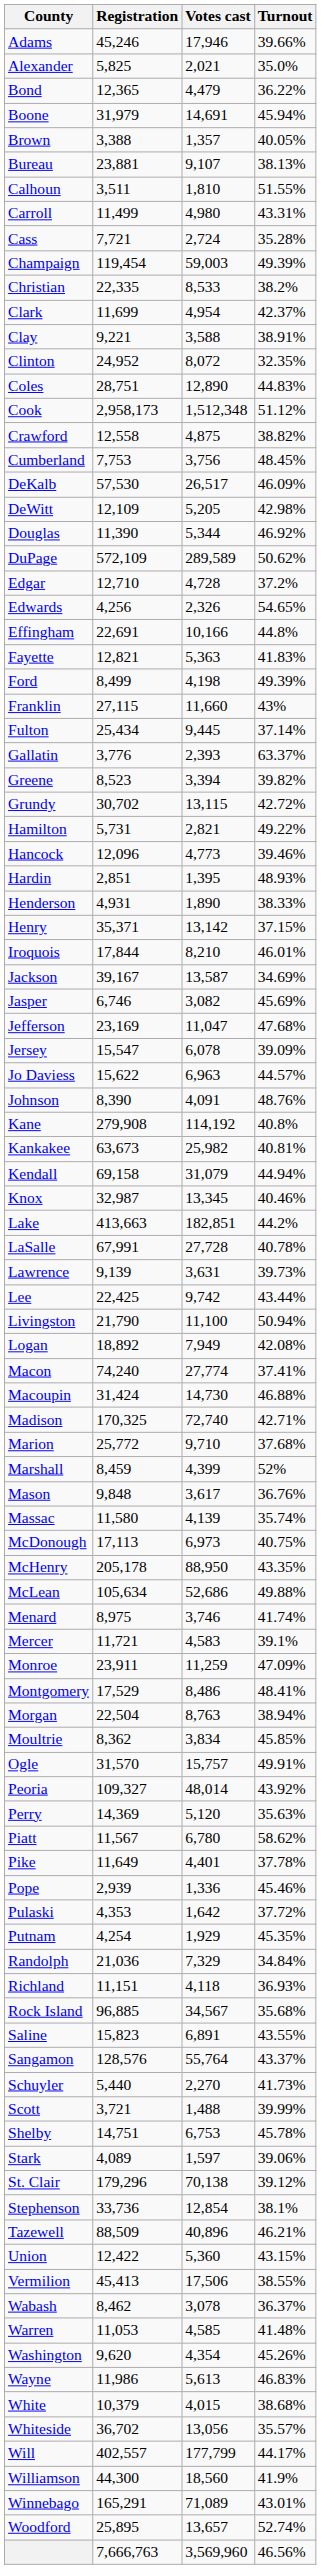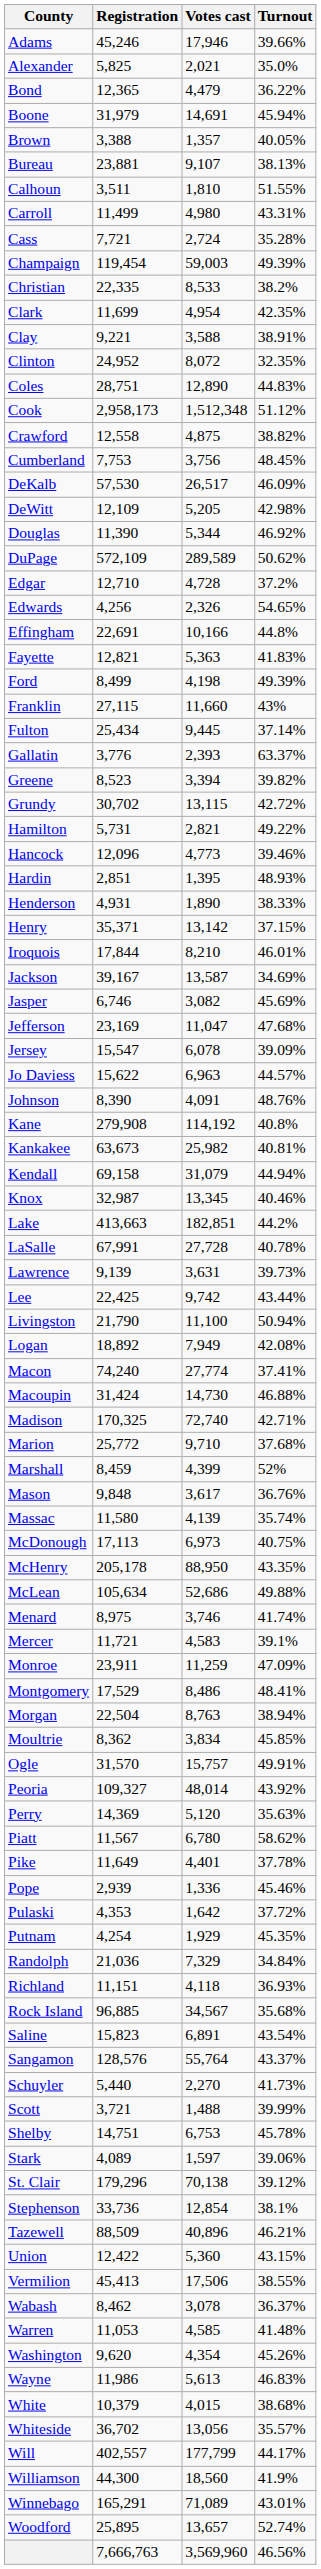(282, 312) 42.37% -> (282, 312) 42.35%
(282, 2035) 43.55% -> (282, 2035) 43.54%
